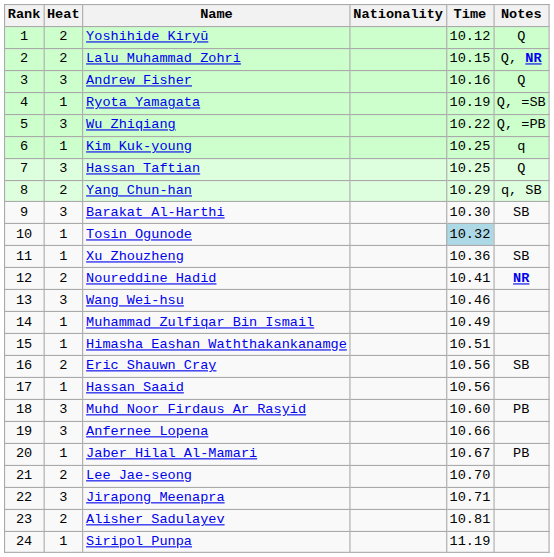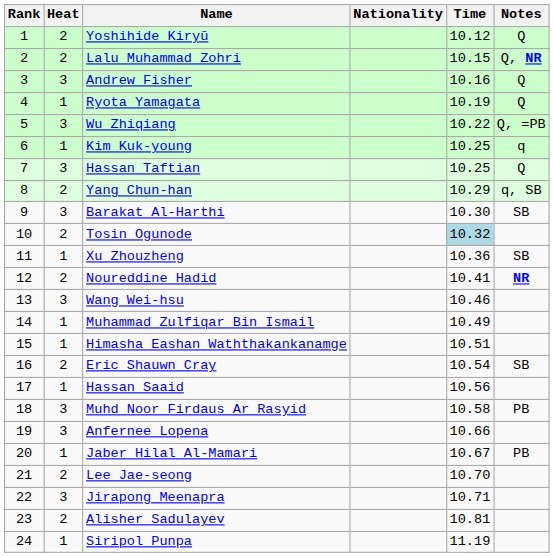(521, 104) Q, =SB -> (521, 104) Q
(63, 235) 1 -> (63, 235) 2
(470, 367) 10.56 -> (470, 367) 10.54
(470, 411) 10.60 -> (470, 411) 10.58
